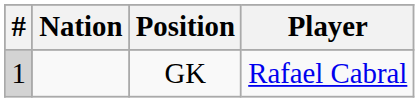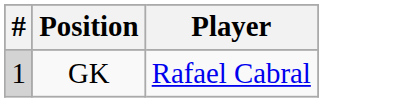- column: (81, 27)
